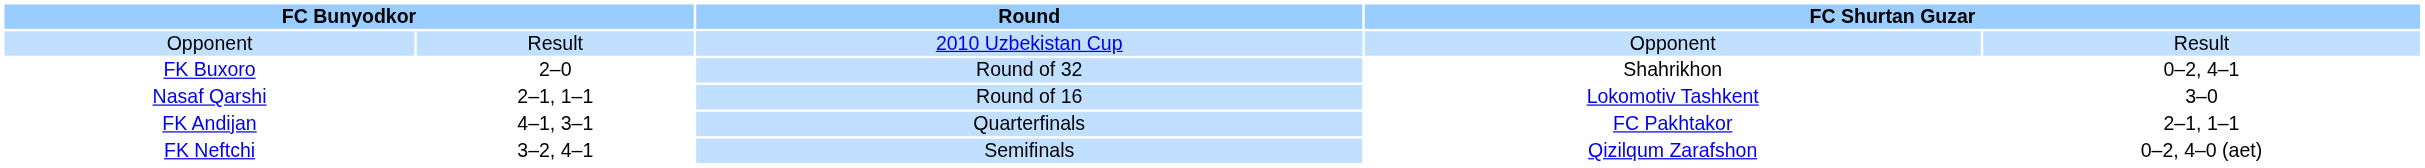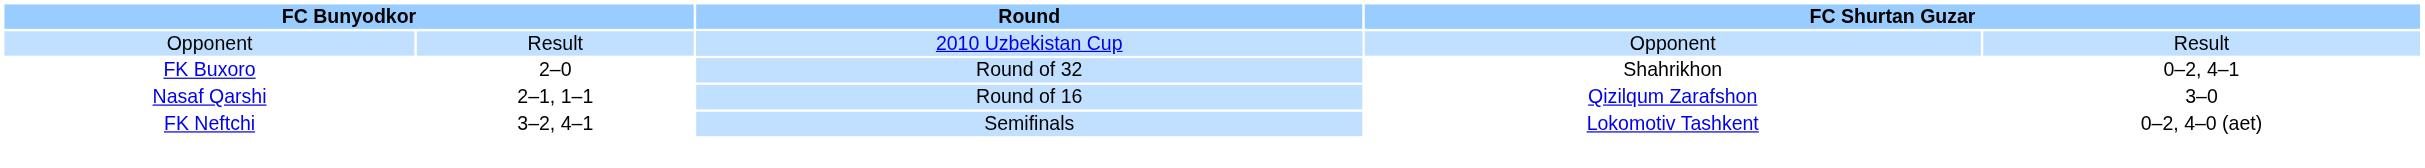(1673, 97) Lokomotiv Tashkent -> (1673, 97) Qizilqum Zarafshon
- row: (210, 123)
(1673, 150) Qizilqum Zarafshon -> (1673, 123) Lokomotiv Tashkent
